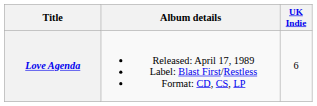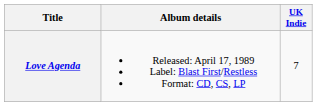(296, 66) 6 -> (296, 66) 7
